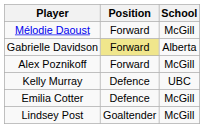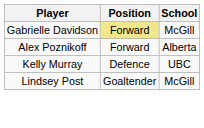- row: (52, 30)
(179, 47) Alberta -> (179, 30) McGill
(179, 64) McGill -> (179, 47) Alberta
- row: (52, 99)
